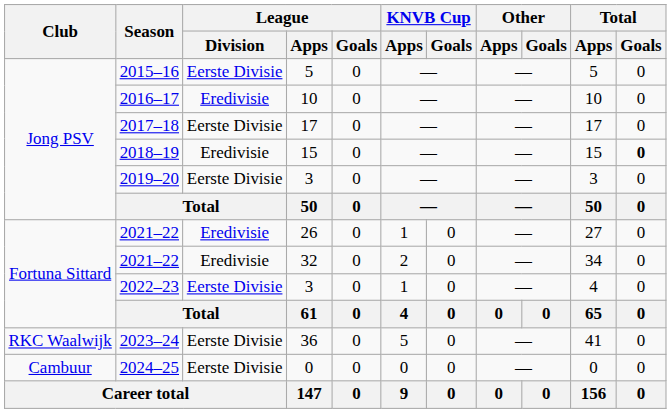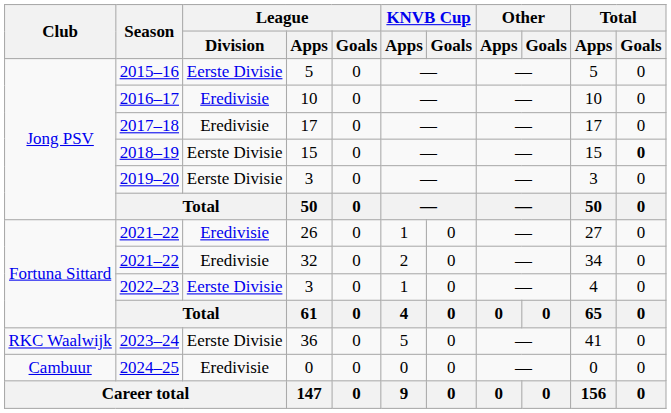(235, 125) Eerste Divisie -> (235, 125) Eredivisie
(235, 152) Eredivisie -> (235, 152) Eerste Divisie
(235, 367) Eerste Divisie -> (235, 367) Eredivisie
